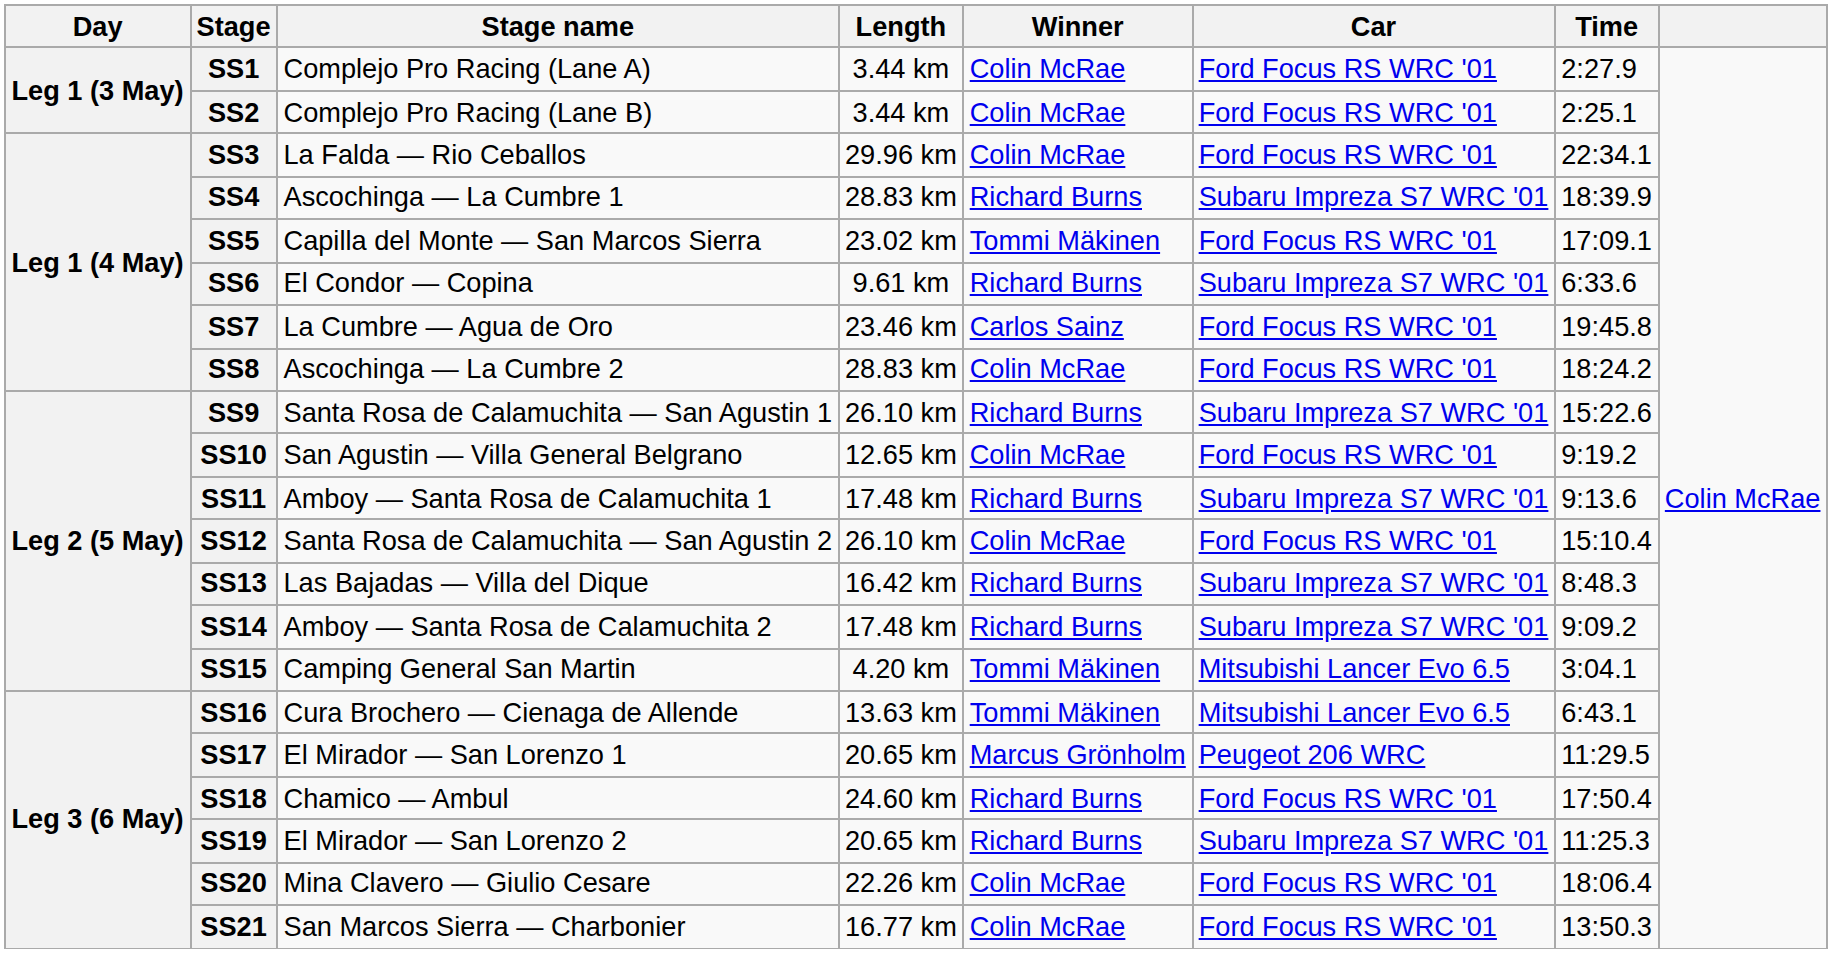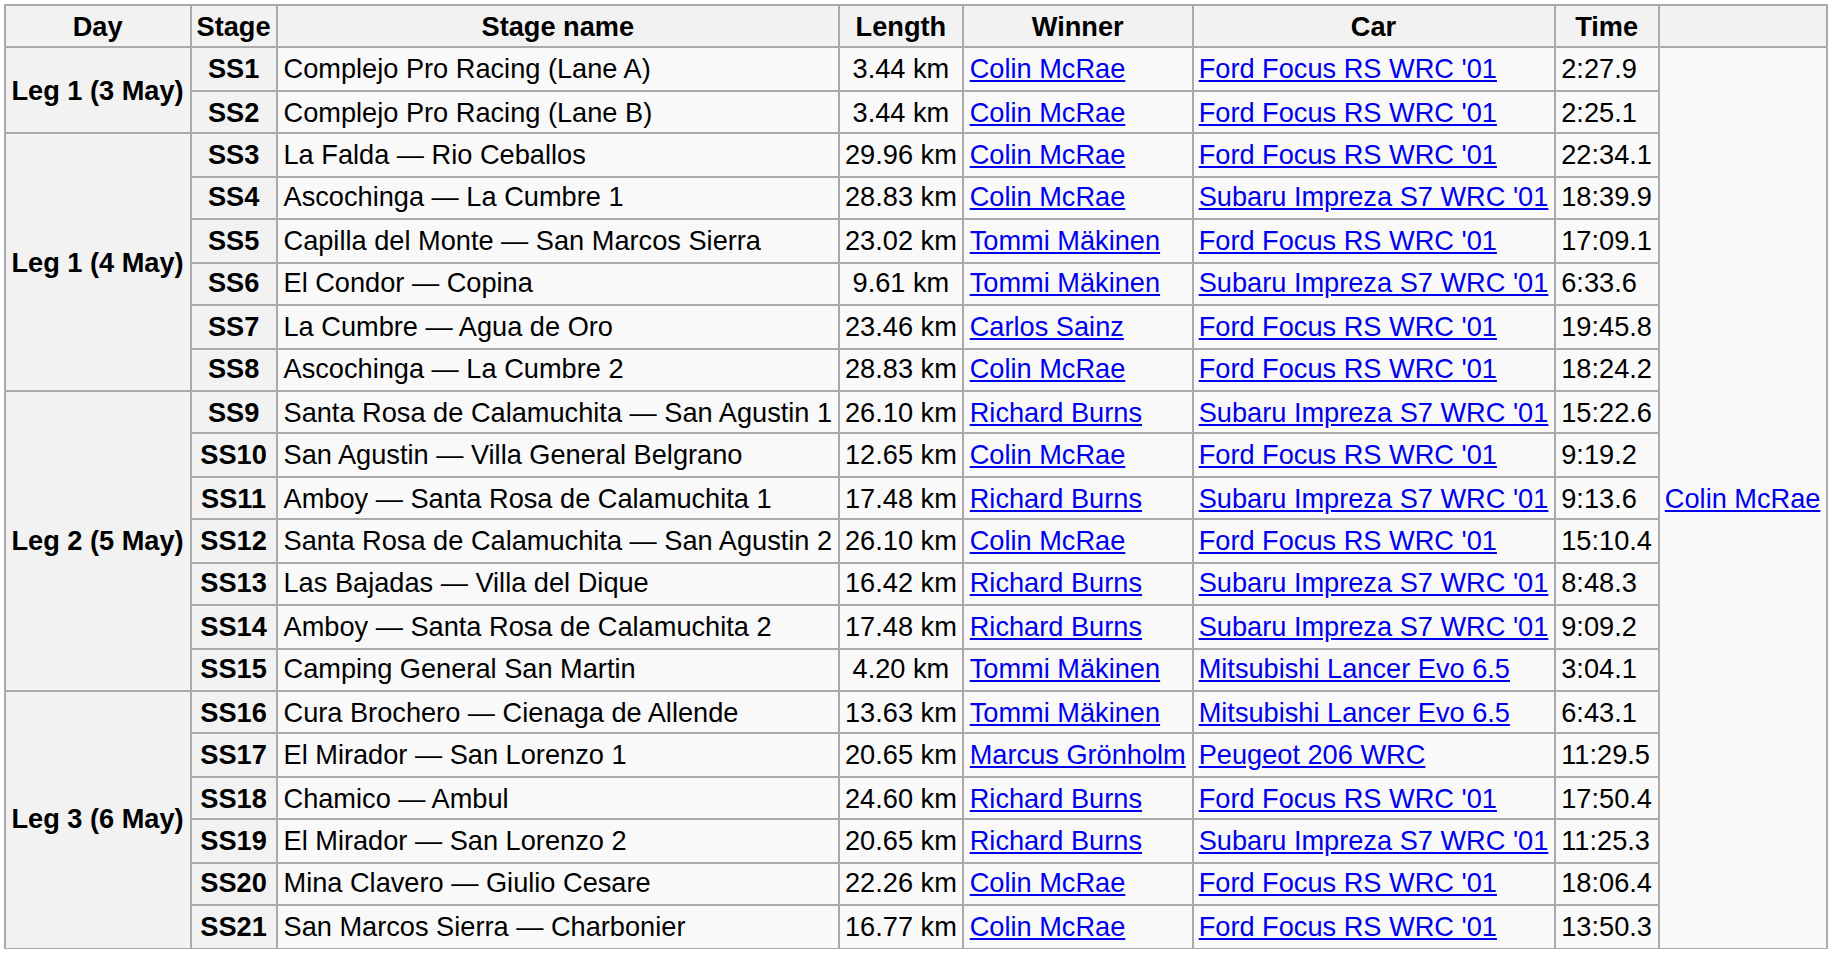(1056, 198) Richard Burns -> (1048, 198) Colin McRae
(1056, 283) Richard Burns -> (1065, 283) Tommi Mäkinen
